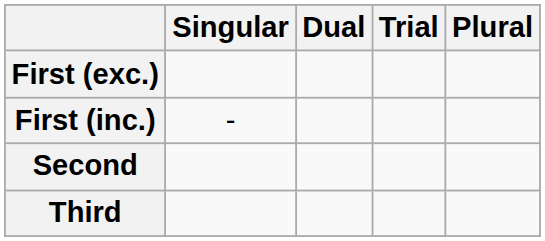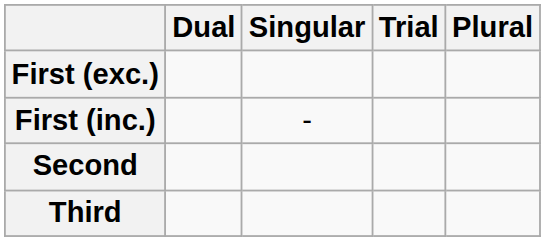columns swapped: (231, 27) <-> (334, 27)
